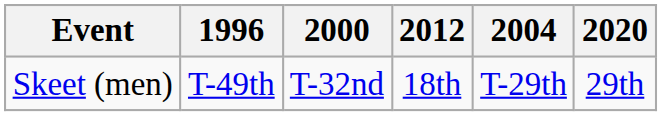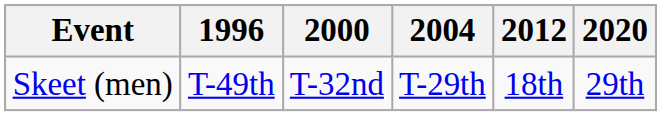columns swapped: (524, 30) <-> (432, 30)
